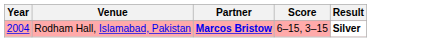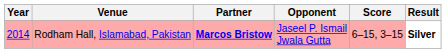+ column: (312, 13)
(18, 29) 2004 -> (18, 35) 2014
